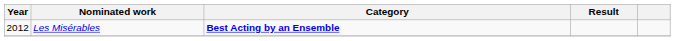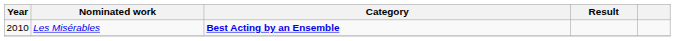(18, 28) 2012 -> (18, 28) 2010
